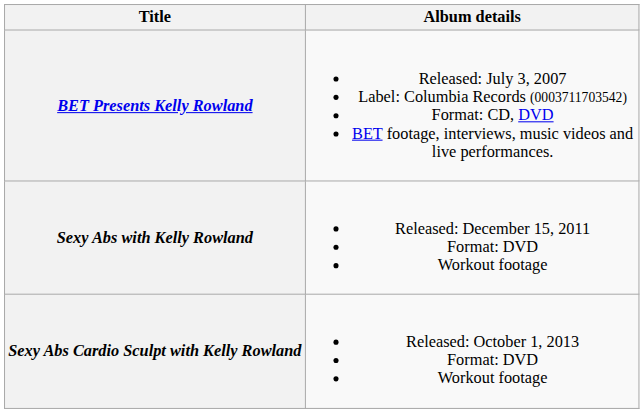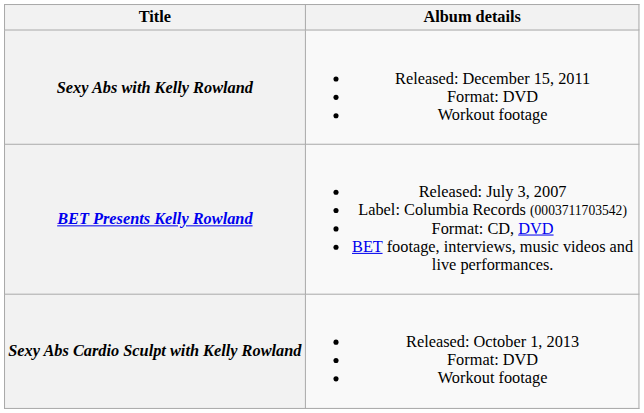rows swapped: (155, 105) <-> (155, 237)
